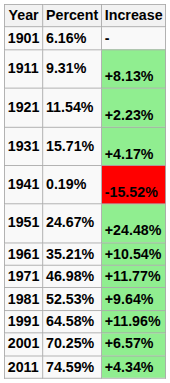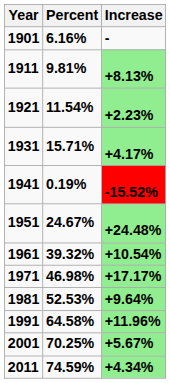(66, 68) 9.31% -> (66, 68) 9.81%
(70, 253) 35.21% -> (70, 253) 39.32%
(133, 276) +11.77% -> (133, 276) +17.17%
(129, 344) +6.57% -> (129, 344) +5.67%
